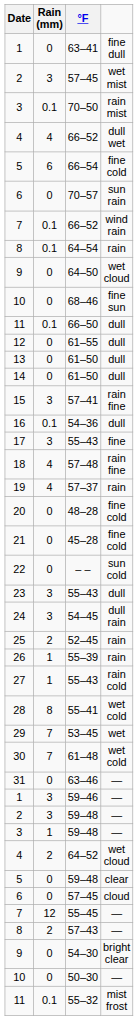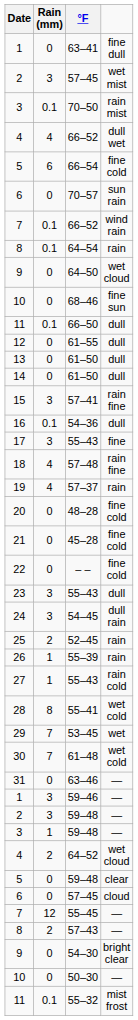(117, 570) sun cold -> (117, 570) fine cold
